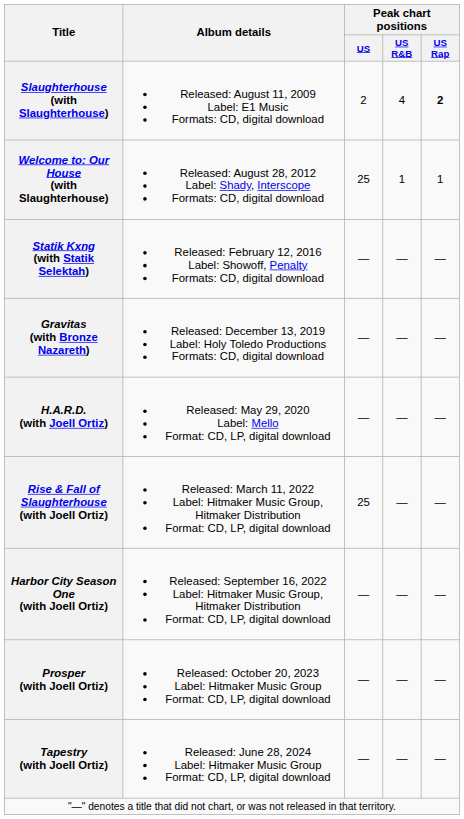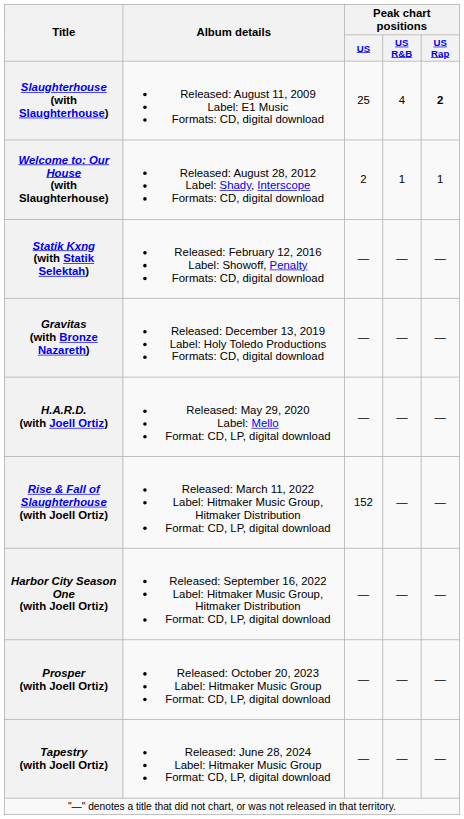(363, 100) 2 -> (363, 100) 25
(363, 179) 25 -> (363, 179) 2
(363, 502) 25 -> (363, 502) 152
